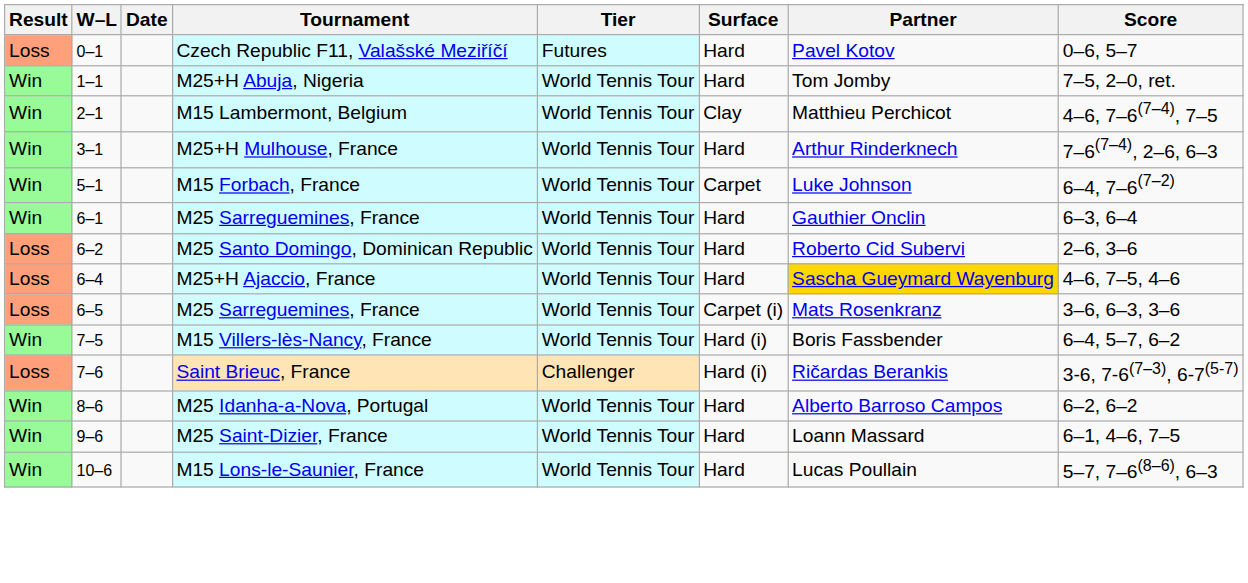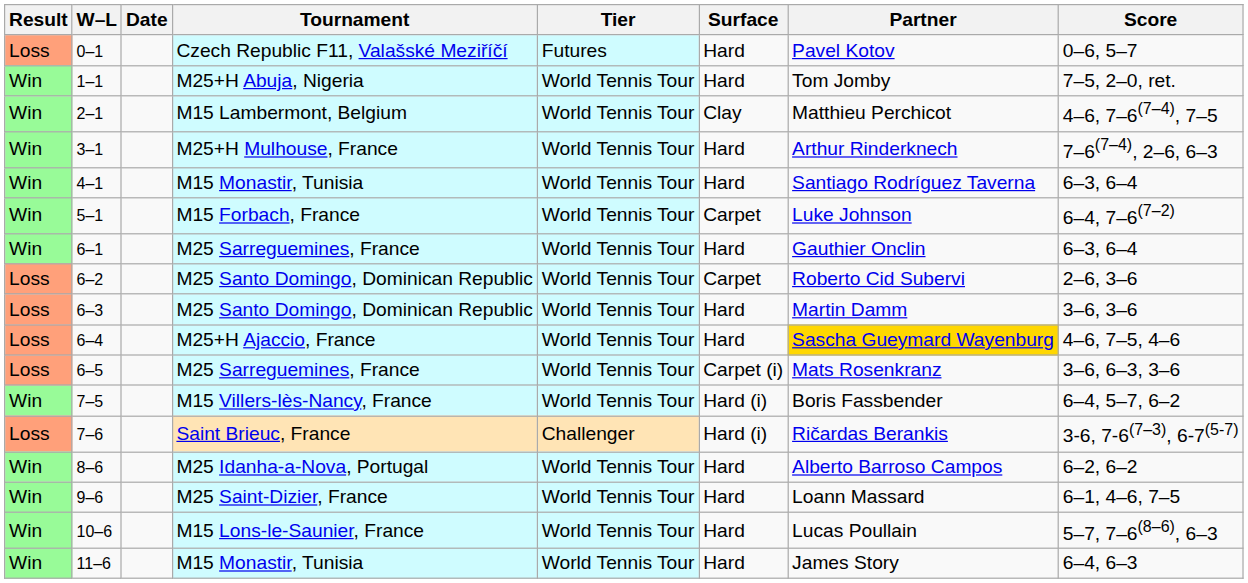+ row: (90, 183)
(724, 248) Hard -> (732, 278) Carpet
+ row: (90, 310)
+ row: (94, 564)
